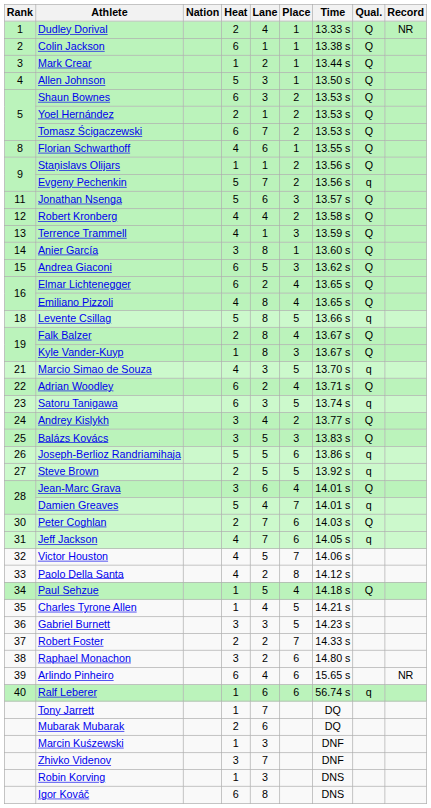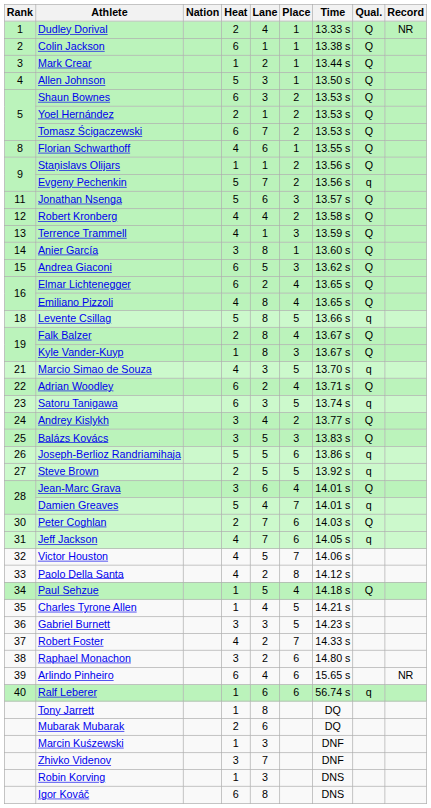(236, 642) 2 -> (236, 642) 4
(265, 710) 7 -> (265, 710) 8
